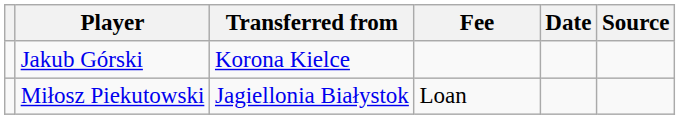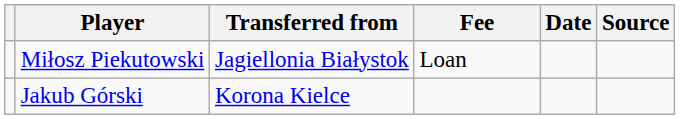rows swapped: (82, 59) <-> (112, 95)
